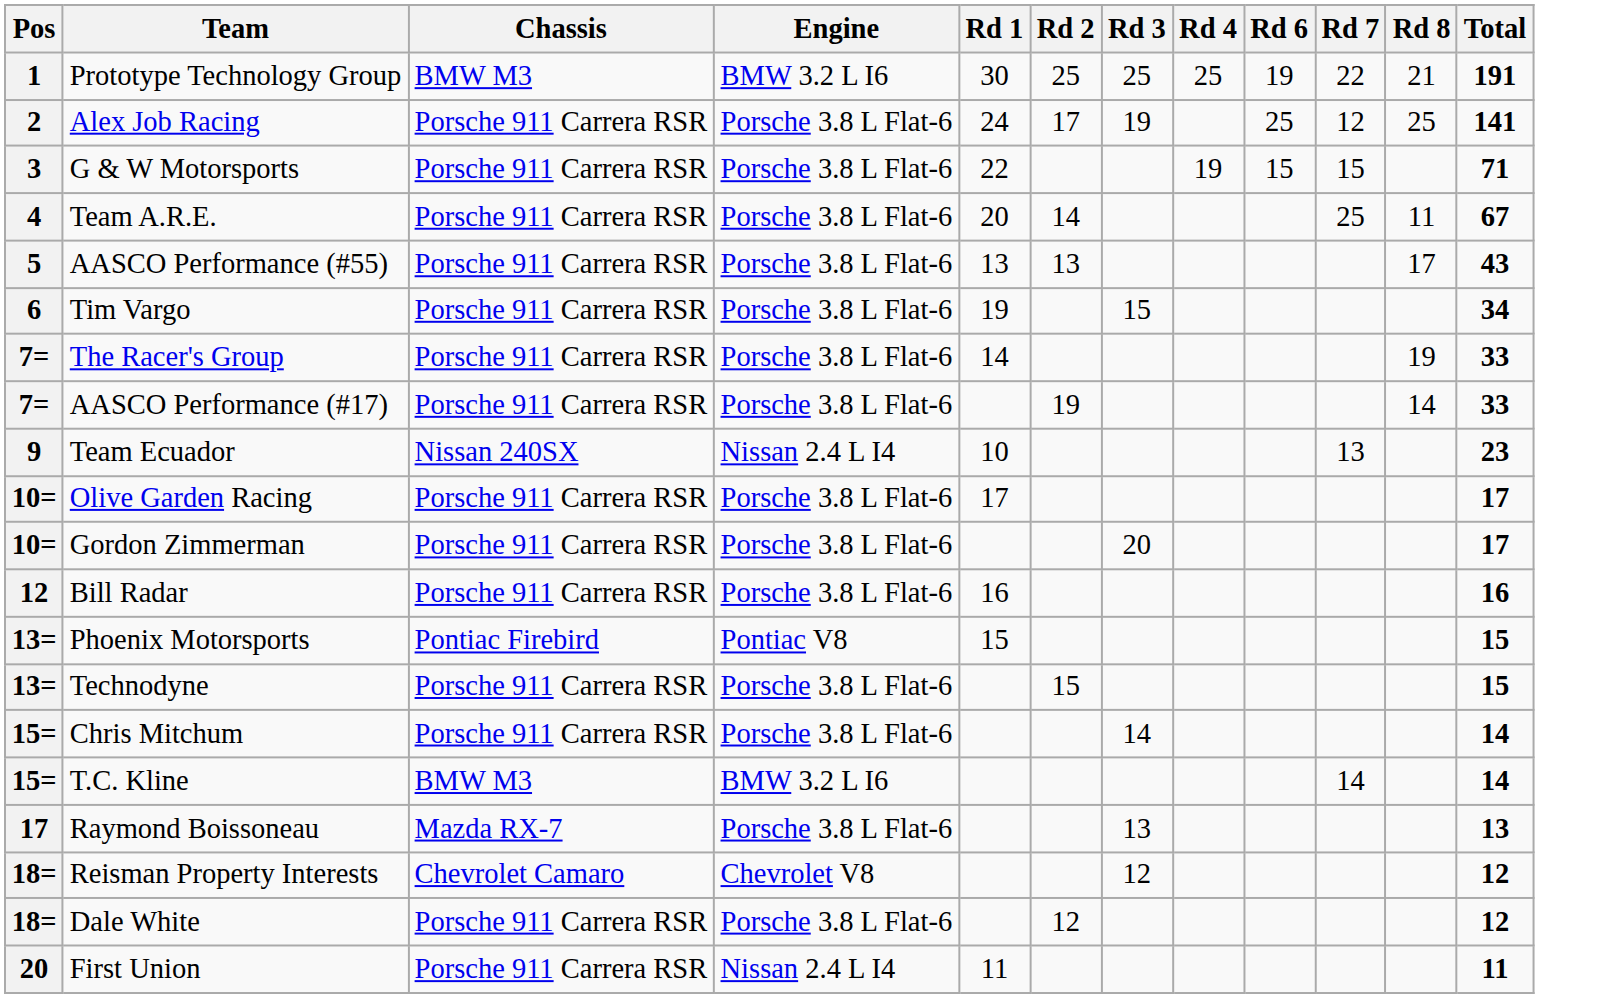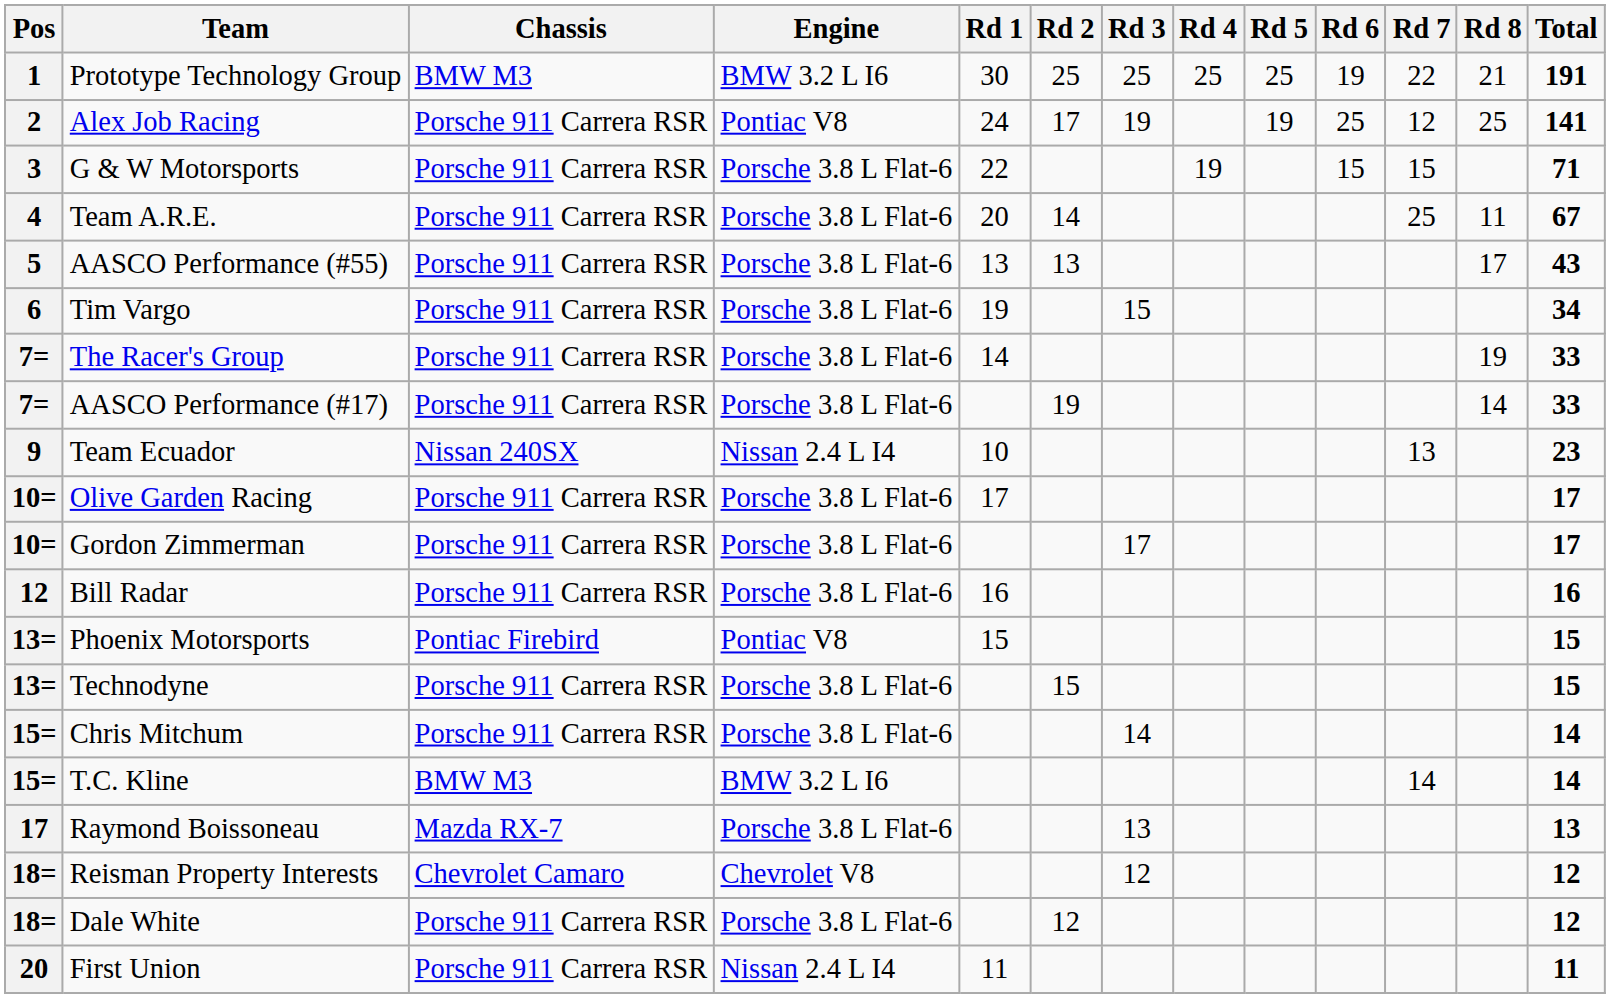+ column: (1279, 28)
(836, 122) Porsche 3.8 L Flat-6 -> (784, 122) Pontiac V8
(1137, 545) 20 -> (1137, 545) 17
